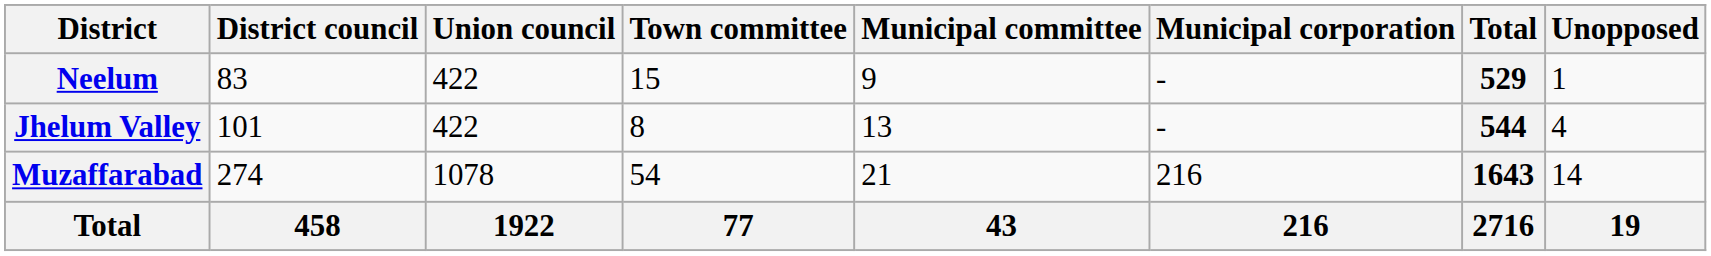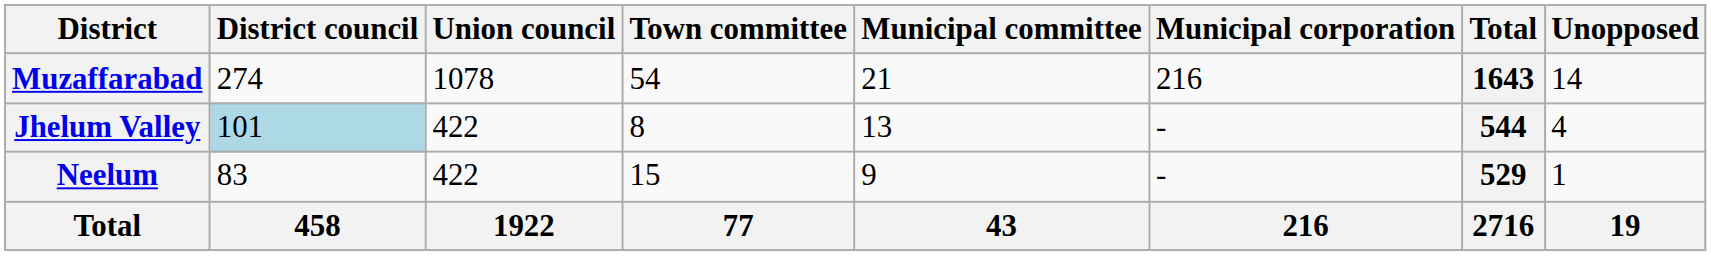rows swapped: (107, 175) <-> (107, 77)
(240, 126) no background -> (240, 126) lightblue background
